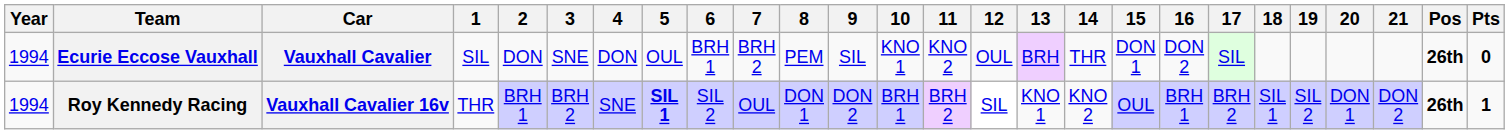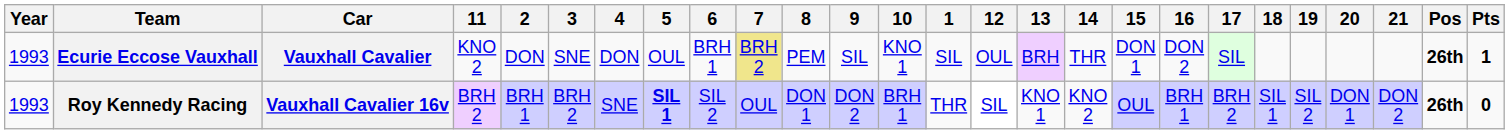columns swapped: (476, 18) <-> (948, 18)
(29, 57) 1994 -> (29, 57) 1993
(757, 57) no background -> (759, 57) khaki background
(1486, 57) 0 -> (1486, 57) 1
(29, 105) 1994 -> (29, 105) 1993
(1486, 105) 1 -> (1486, 105) 0
